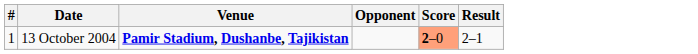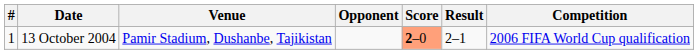+ column: (590, 15)
(235, 37) bold -> (227, 37) normal
